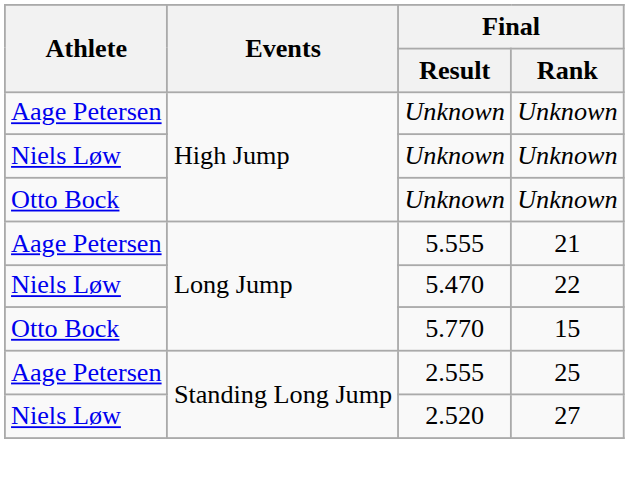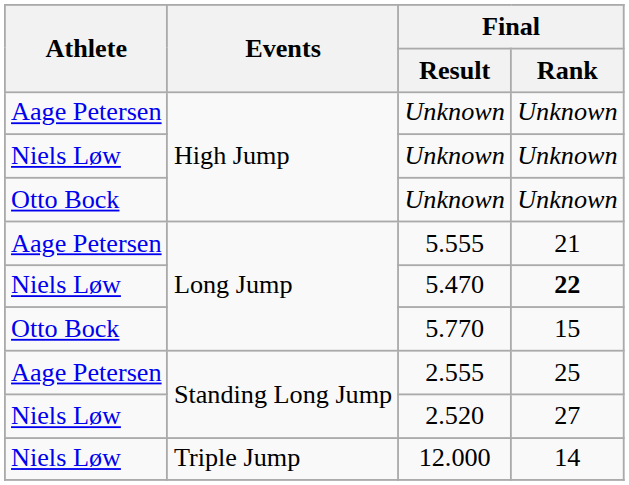(567, 285) normal -> (567, 285) bold
+ row: (66, 458)
